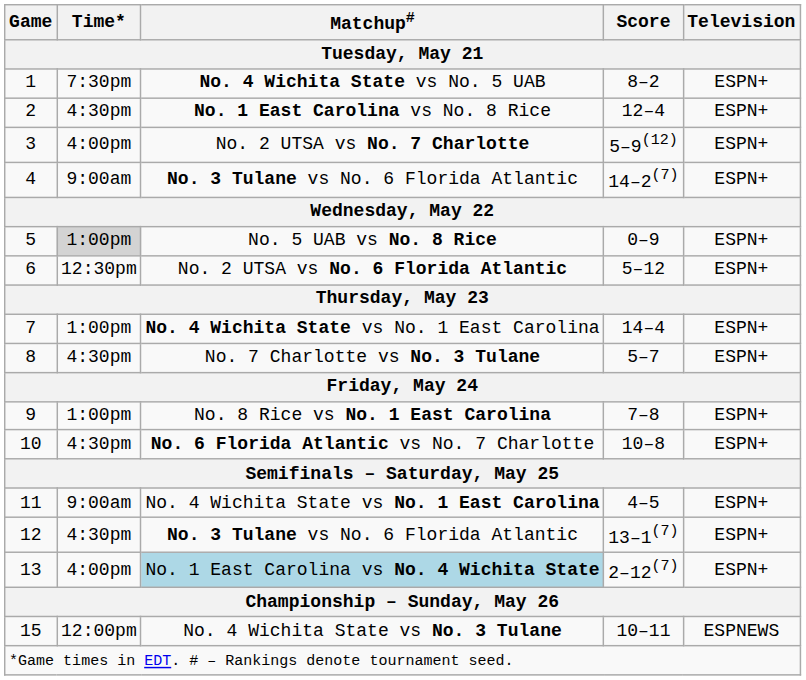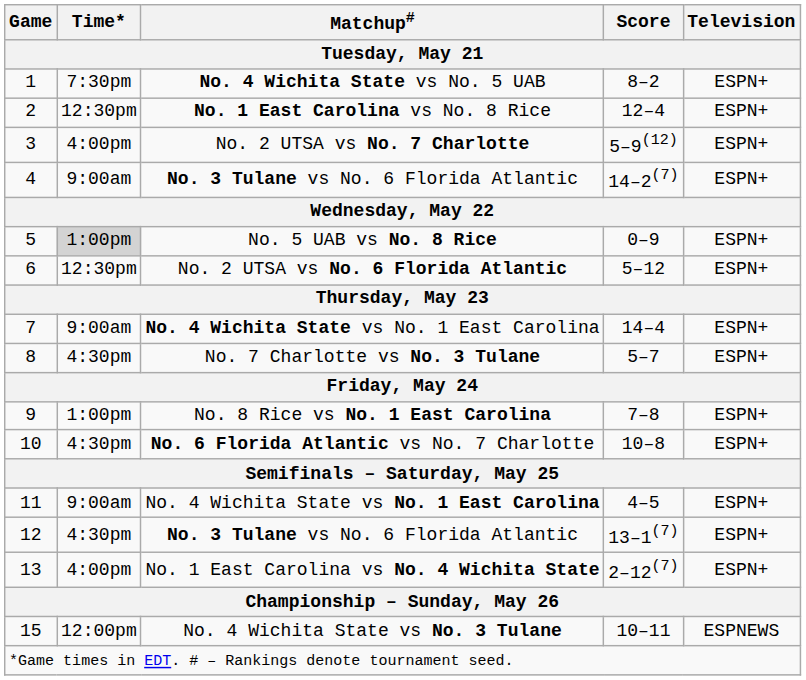(99, 113) 4:30pm -> (99, 113) 12:30pm
(99, 329) 1:00pm -> (99, 329) 9:00am
(373, 571) lightblue background -> (373, 571) no background
